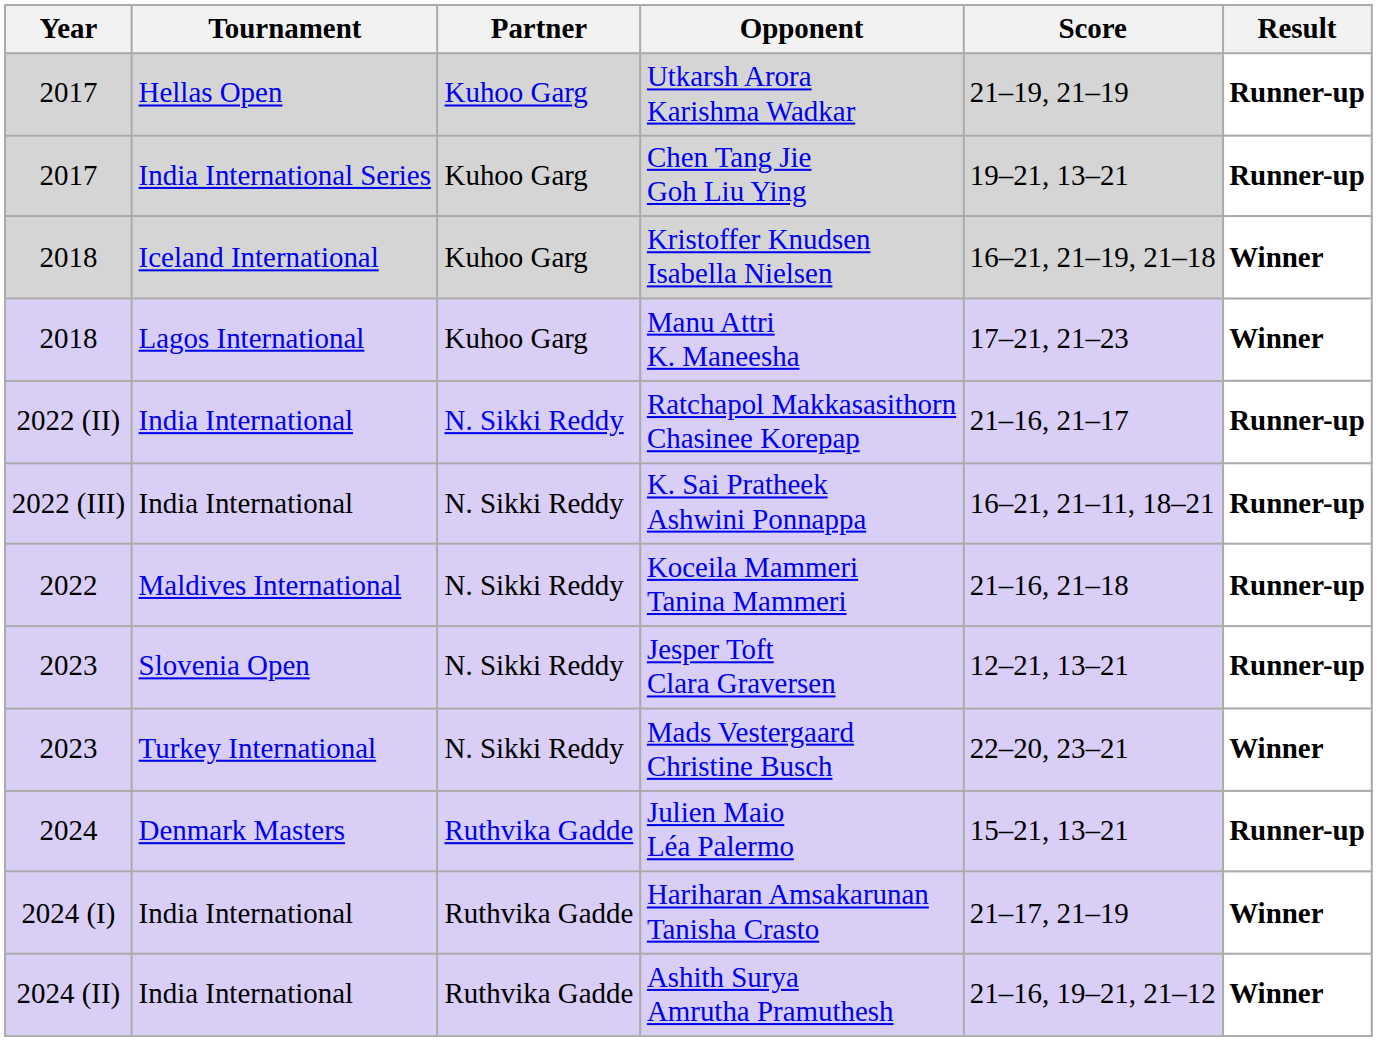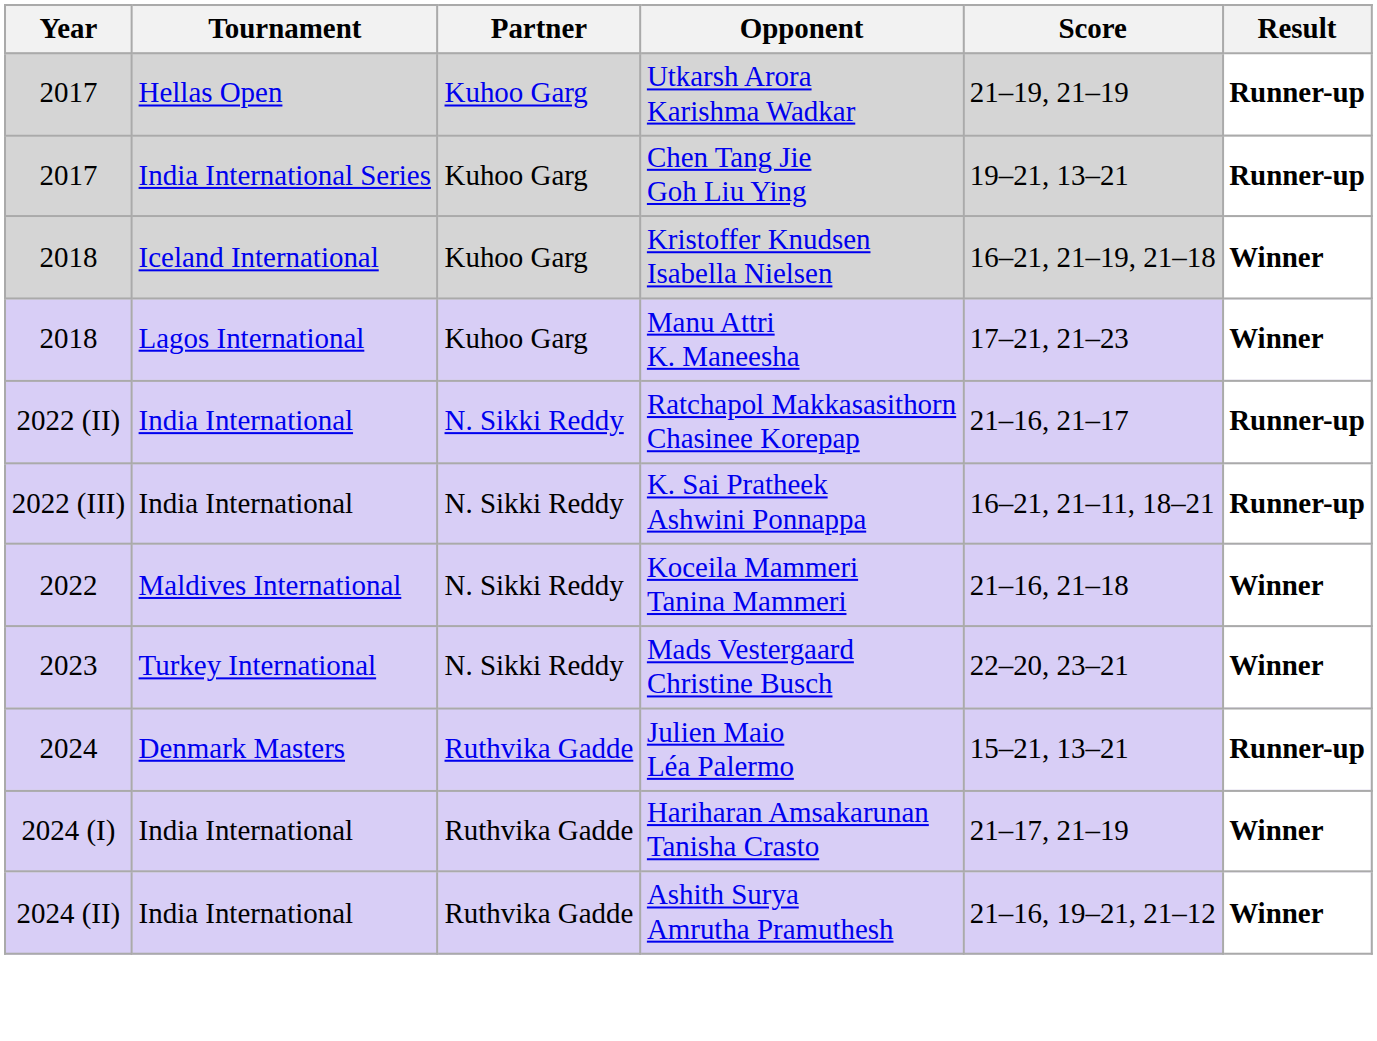(1297, 585) Runner-up -> (1276, 585) Winner
- row: (741, 666)
